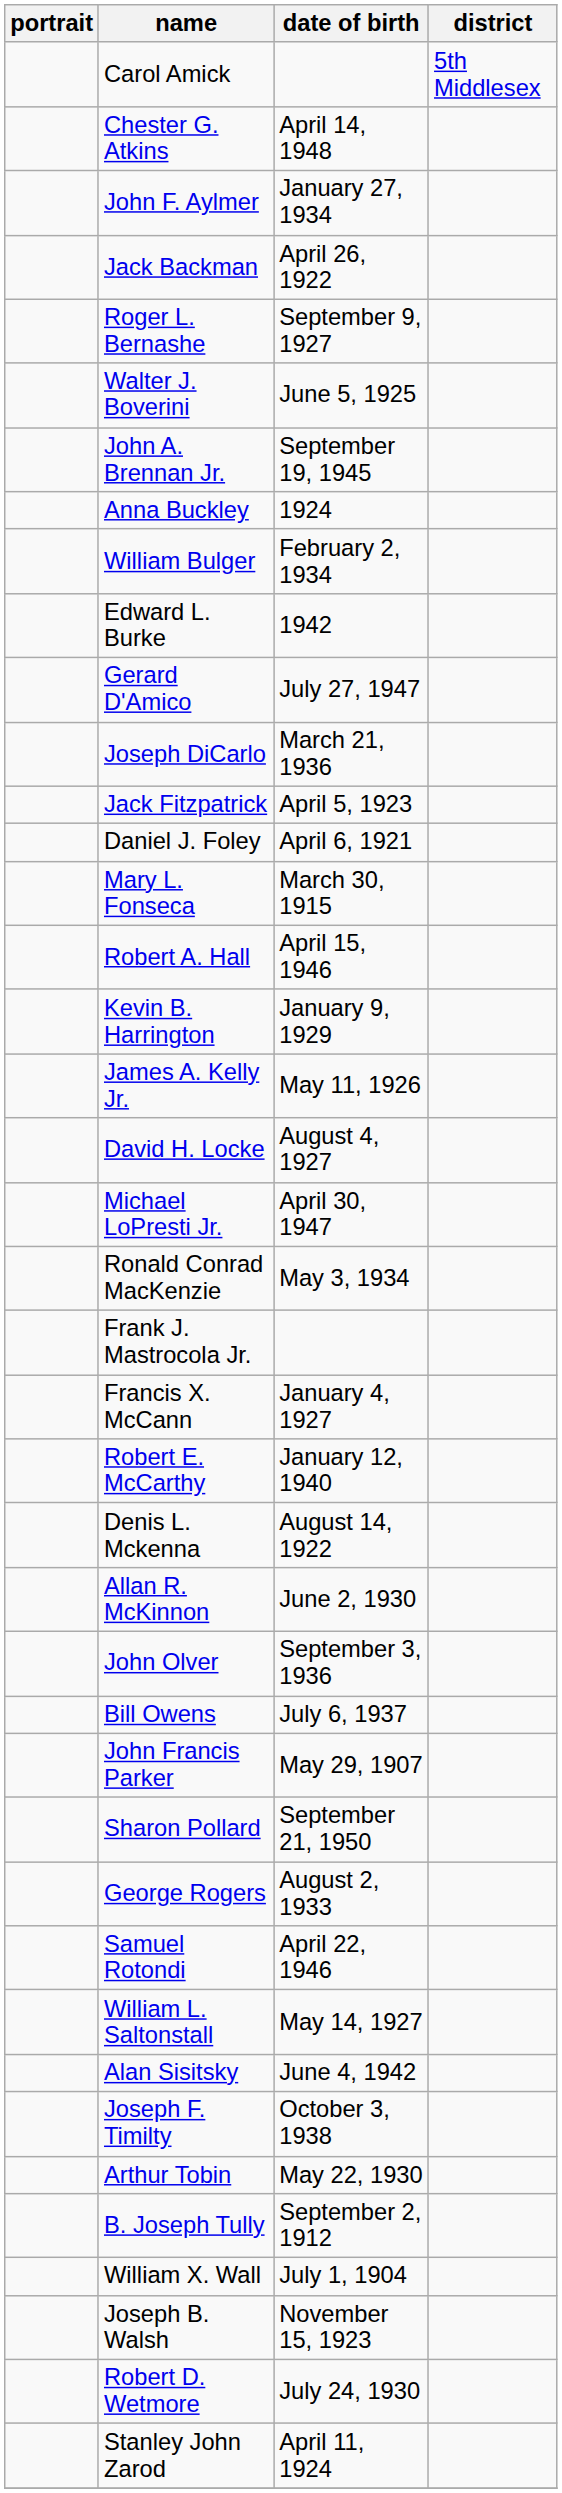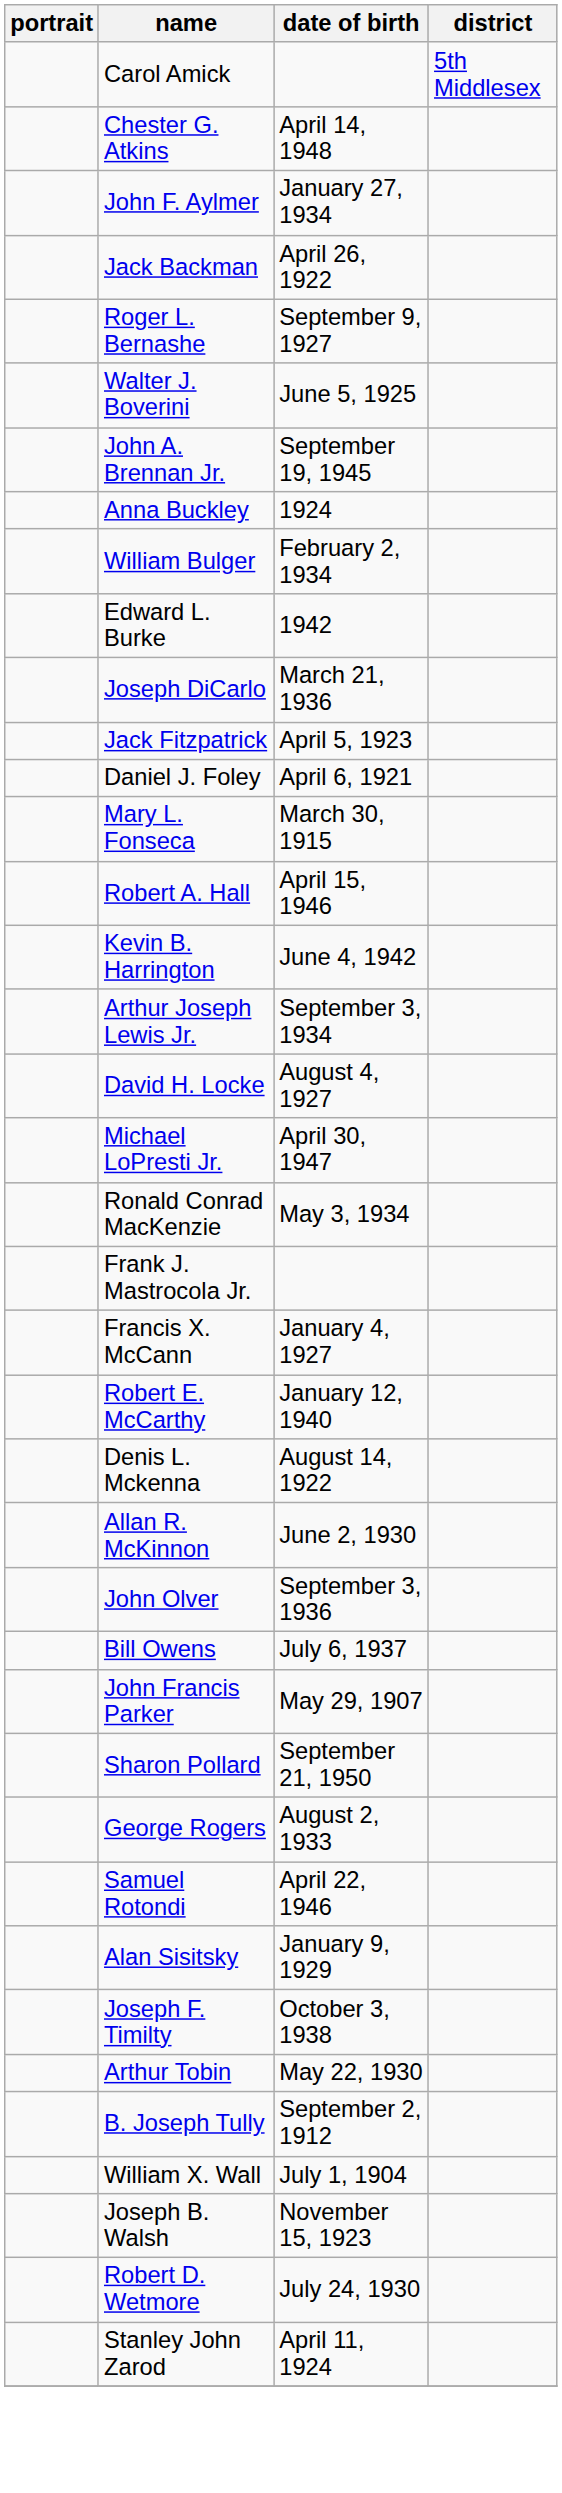- row: (148, 689)
(335, 1021) January 9, 1929 -> (348, 957) June 4, 1942
- row: (182, 1085)
+ row: (178, 1021)
- row: (159, 2021)
(348, 2072) June 4, 1942 -> (335, 1957) January 9, 1929
